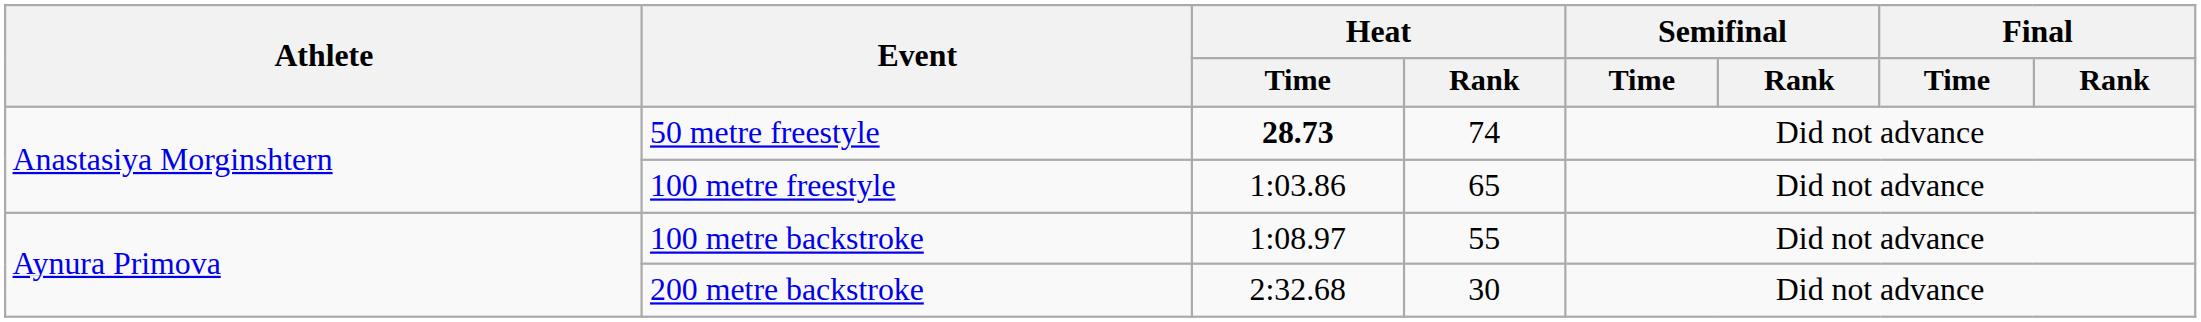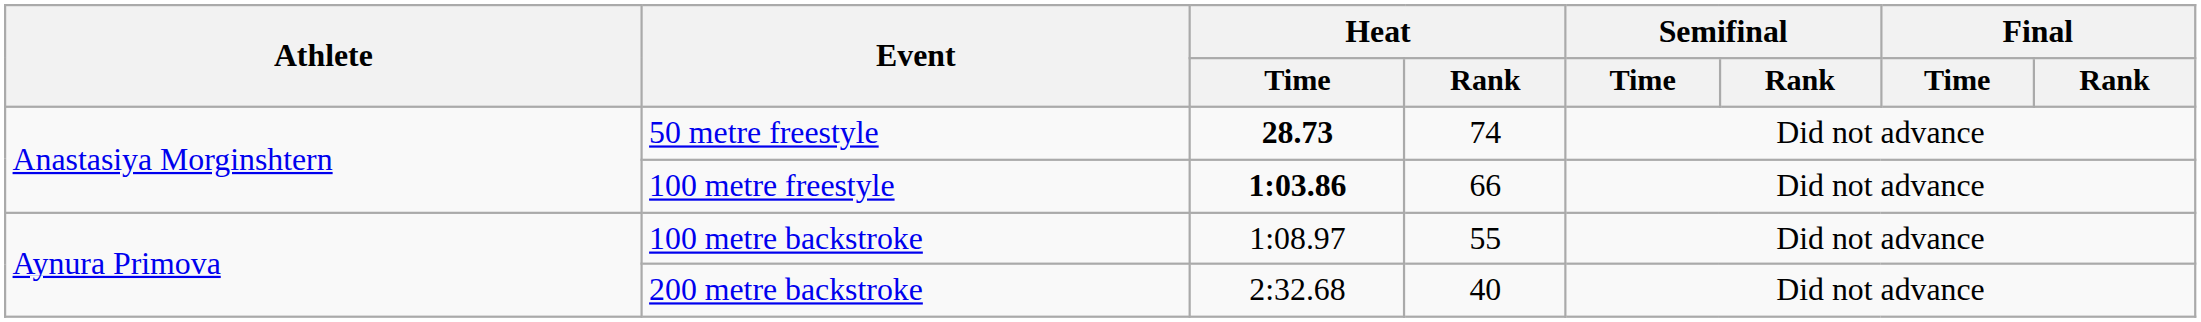(1298, 185) normal -> (1297, 185) bold
(1484, 185) 65 -> (1485, 185) 66
(1484, 290) 30 -> (1485, 290) 40
